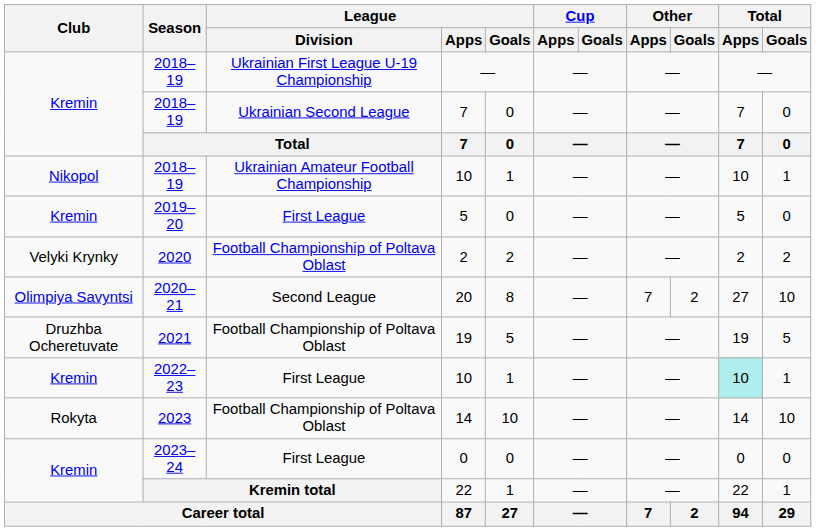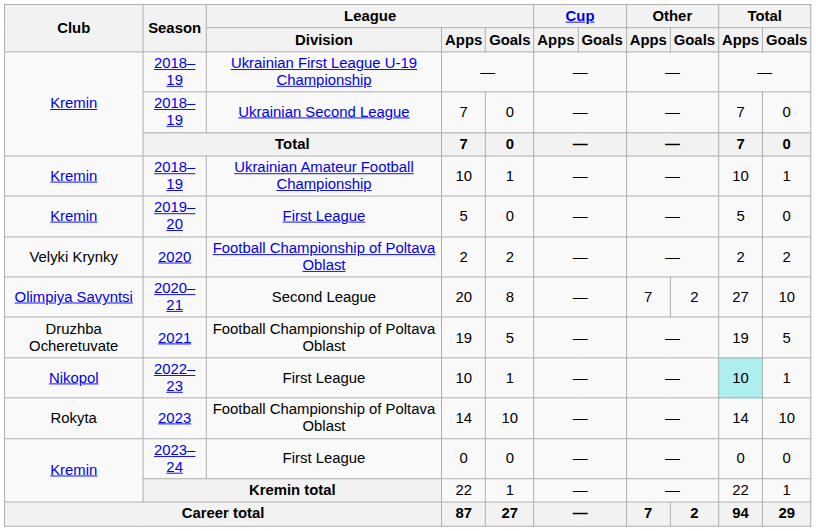(74, 176) Nikopol -> (74, 176) Kremin
(74, 377) Kremin -> (74, 377) Nikopol
